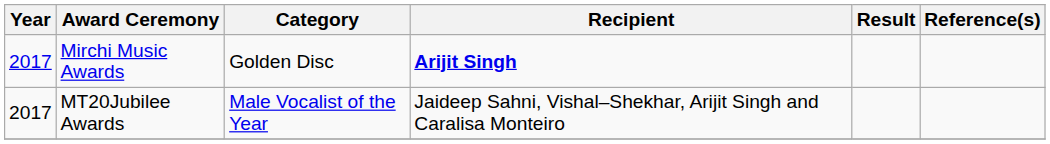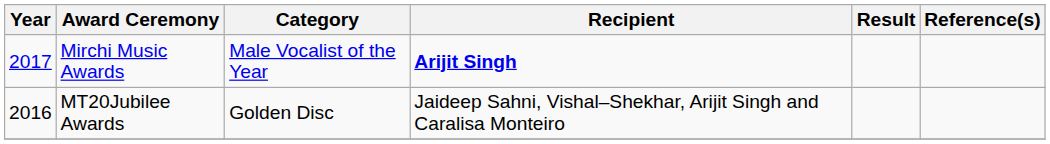(281, 60) Golden Disc -> (312, 60) Male Vocalist of the Year
(30, 113) 2017 -> (30, 113) 2016
(312, 113) Male Vocalist of the Year -> (281, 113) Golden Disc
